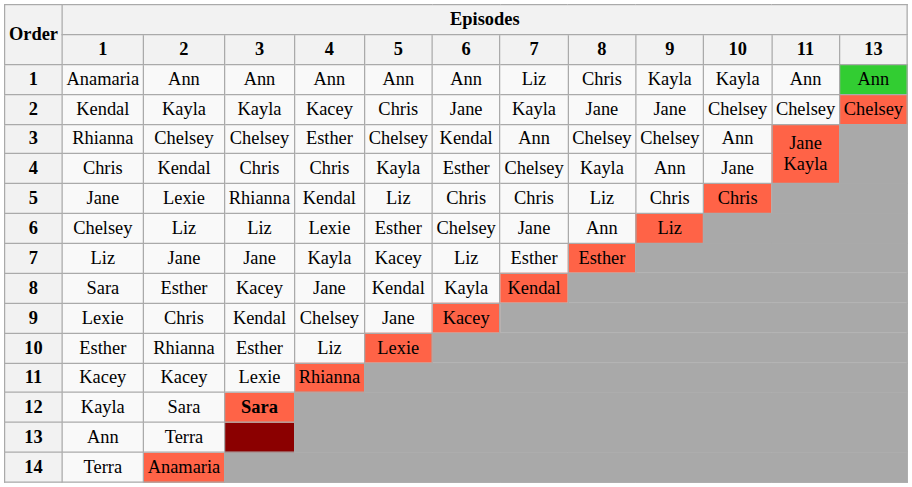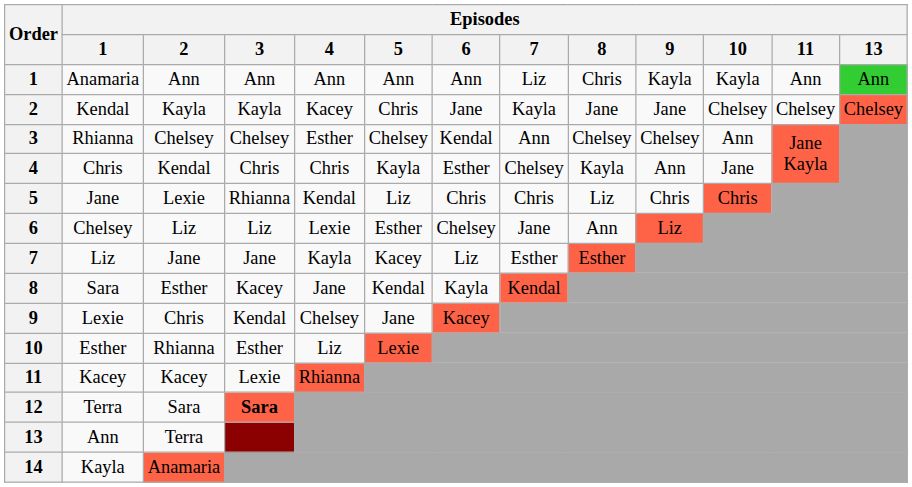(103, 407) Kayla -> (103, 407) Terra
(103, 466) Terra -> (103, 466) Kayla
